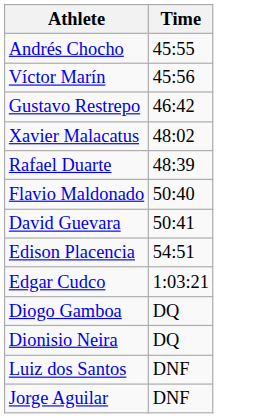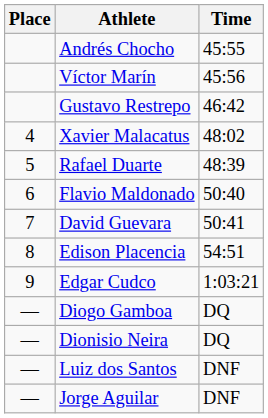+ column: (30, 19)
